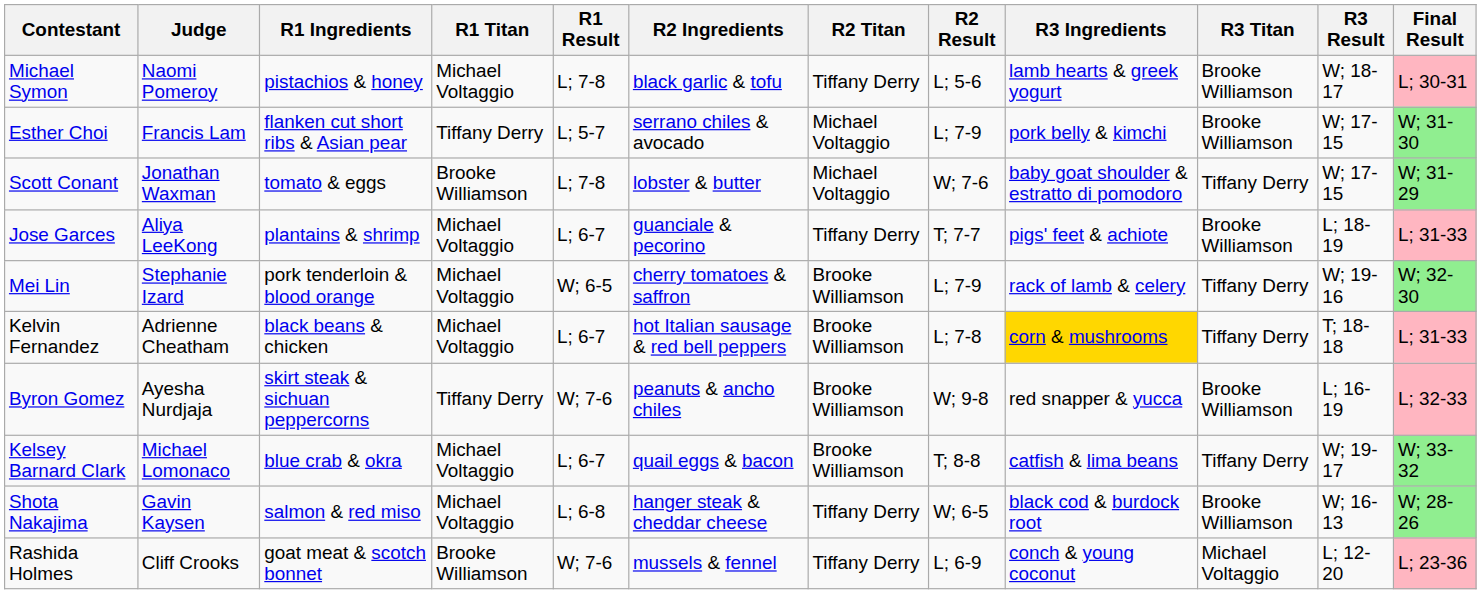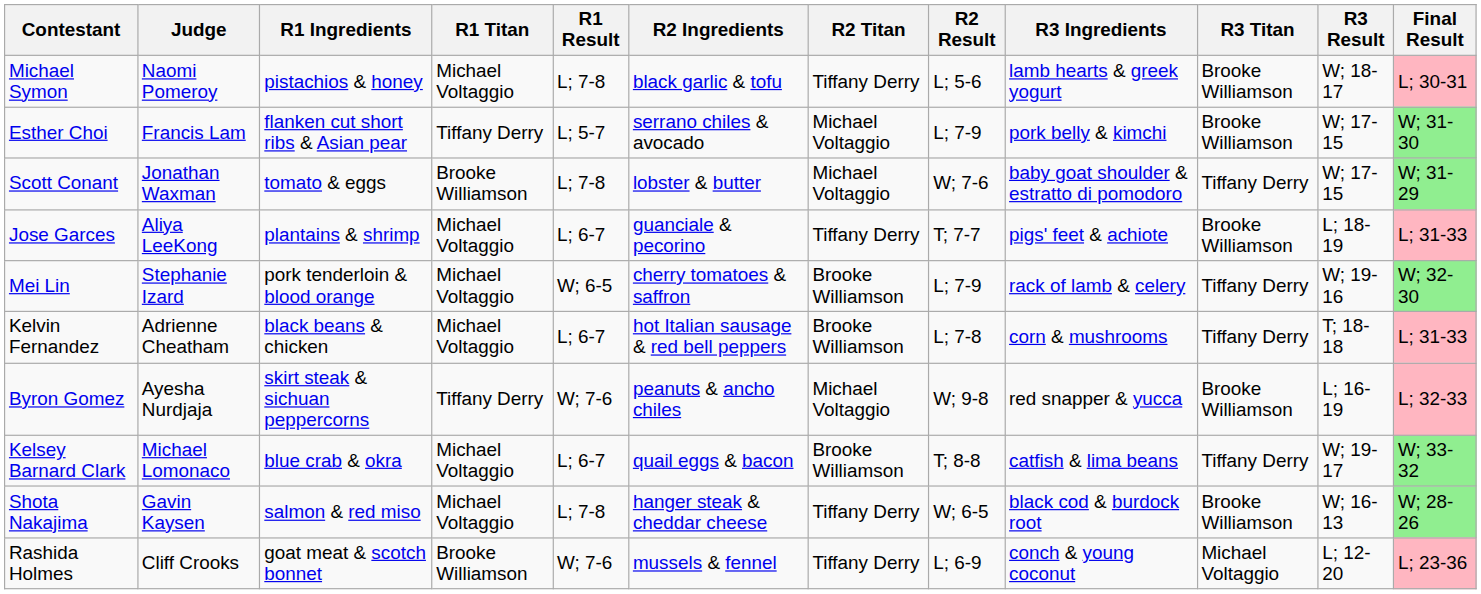(1088, 337) gold background -> (1088, 337) no background
(858, 398) Brooke Williamson -> (851, 398) Michael Voltaggio
(581, 511) L; 6-8 -> (581, 511) L; 7-8
